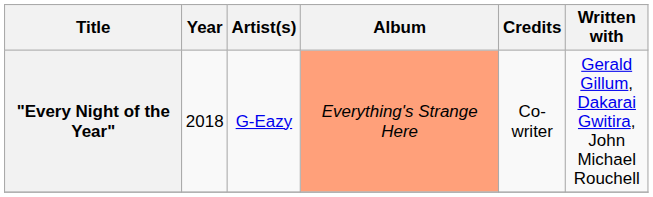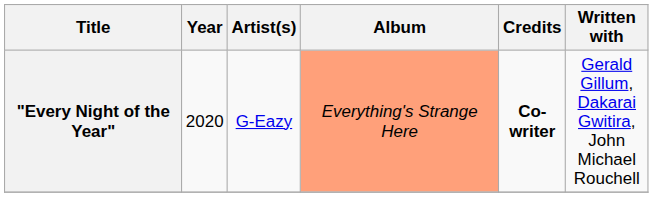(205, 121) 2018 -> (205, 121) 2020
(532, 121) normal -> (532, 121) bold
